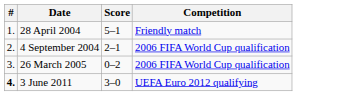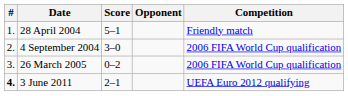+ column: (158, 13)
(112, 47) 2–1 -> (112, 47) 3–0
(112, 82) 3–0 -> (112, 82) 2–1
